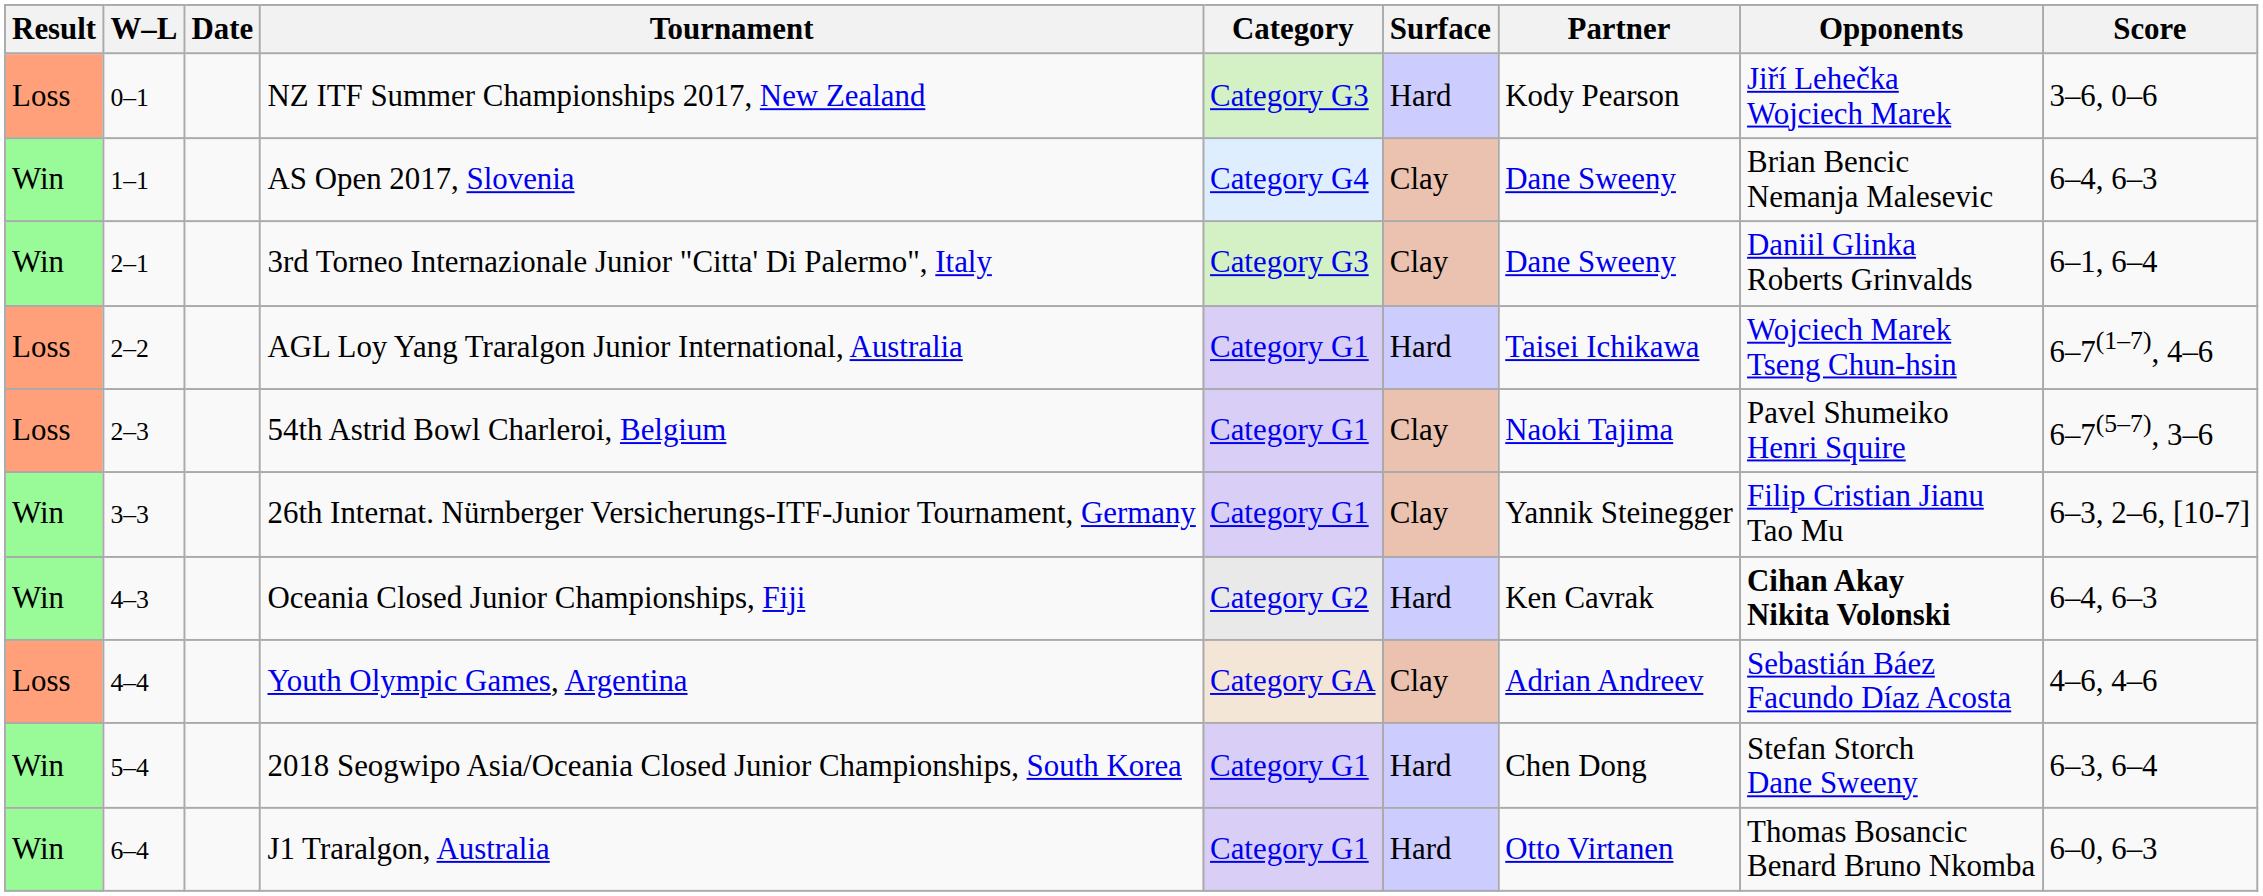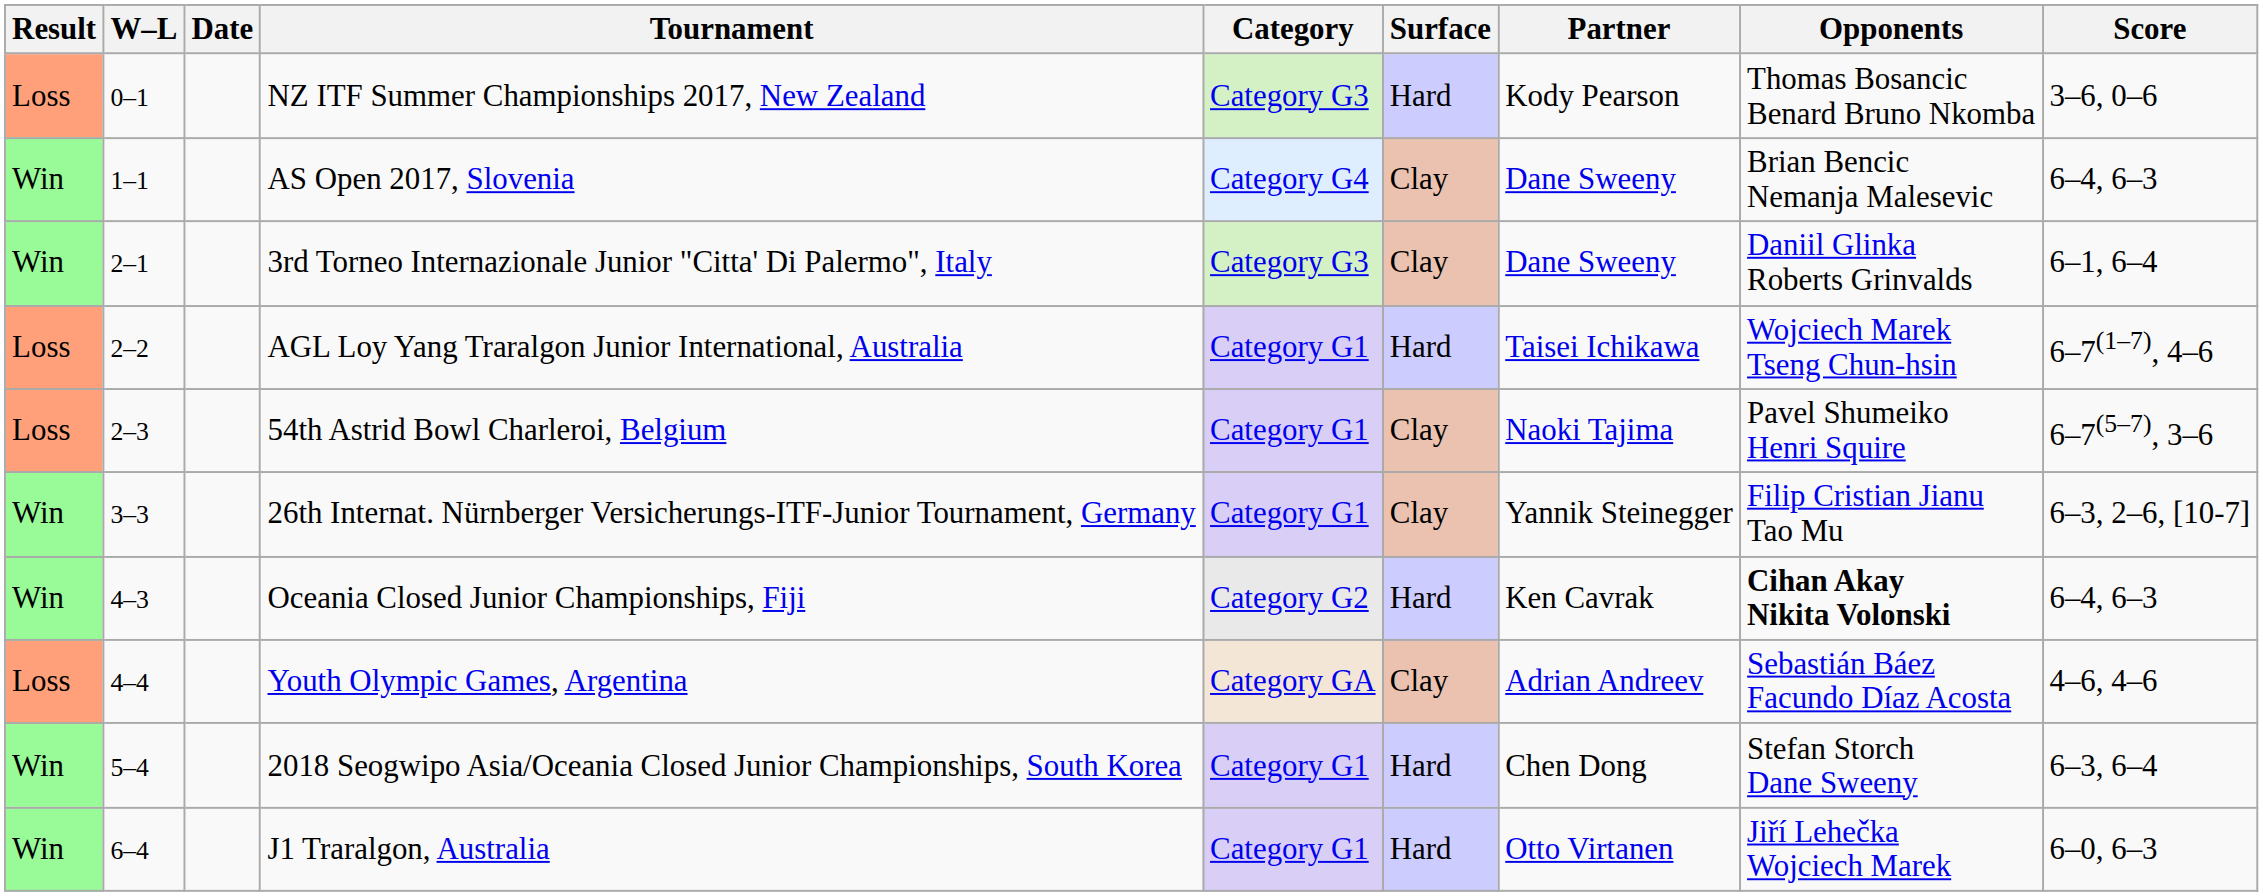(1849, 95) Jiří Lehečka Wojciech Marek -> (1891, 95) Thomas Bosancic Benard Bruno Nkomba
(1891, 848) Thomas Bosancic Benard Bruno Nkomba -> (1849, 848) Jiří Lehečka Wojciech Marek
